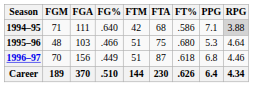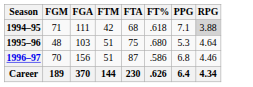- column: (109, 12)
(186, 27) .586 -> (158, 27) .618
(186, 58) .618 -> (158, 58) .586
